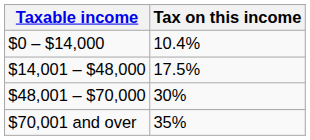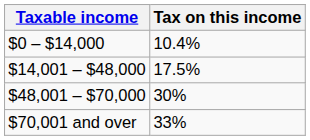(170, 122) 35% -> (170, 122) 33%
